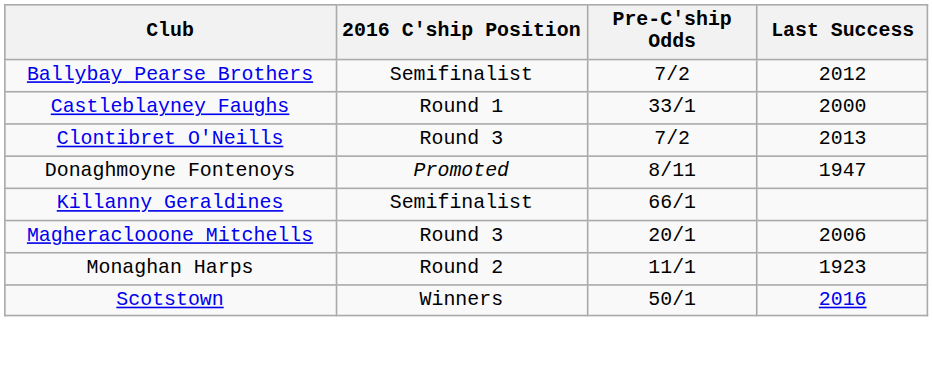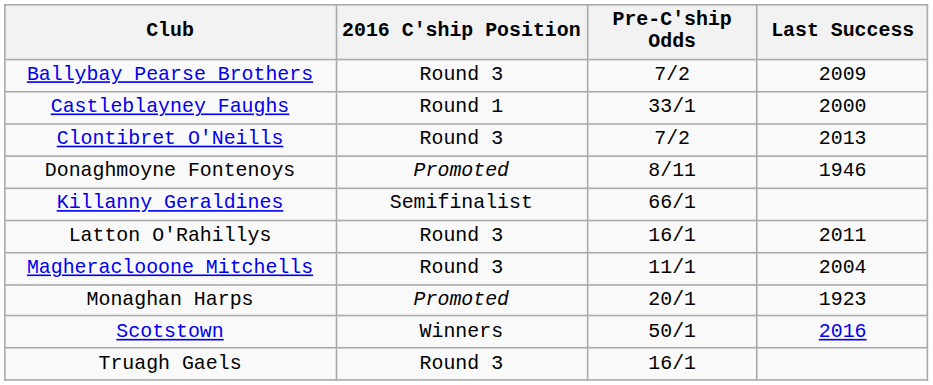(461, 76) Semifinalist -> (461, 76) Round 3
(843, 76) 2012 -> (843, 76) 2009
(843, 172) 1947 -> (843, 172) 1946
+ row: (170, 236)
(672, 236) 20/1 -> (672, 268) 11/1
(843, 236) 2006 -> (843, 268) 2004
(461, 268) Round 2 -> (461, 301) Promoted
(672, 268) 11/1 -> (672, 301) 20/1
+ row: (170, 365)
